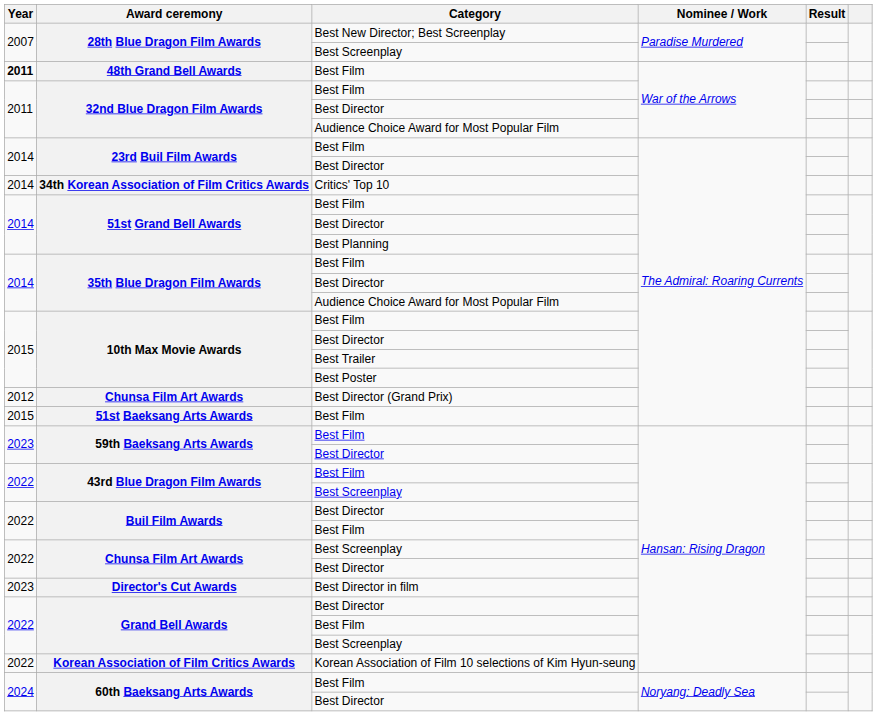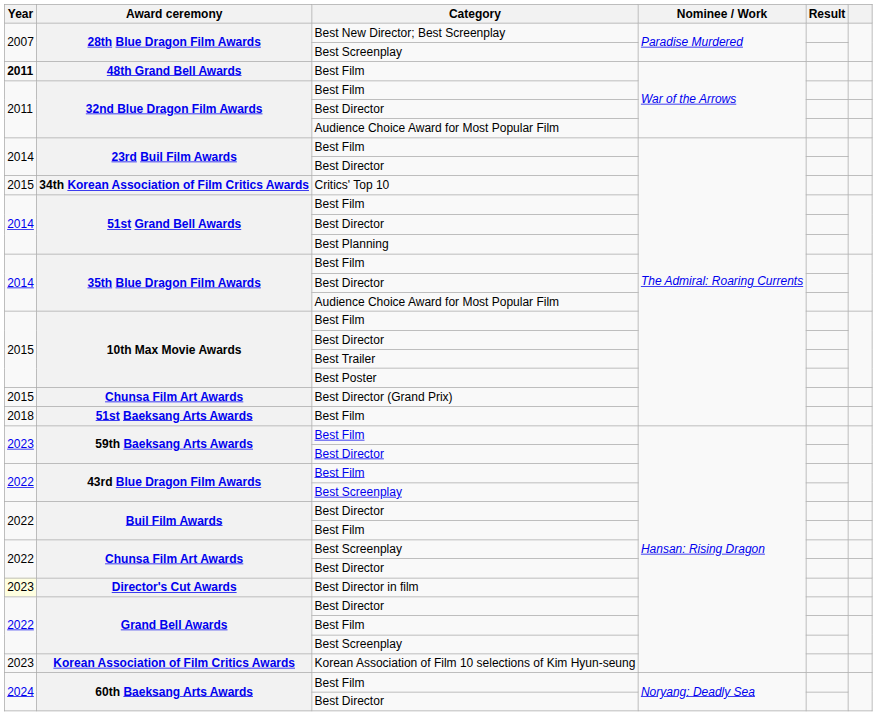(20, 185) 2014 -> (20, 185) 2015
(20, 397) 2012 -> (20, 397) 2015
(20, 416) 2015 -> (20, 416) 2018
(20, 587) no background -> (20, 587) lightyellow background
(20, 663) 2022 -> (20, 663) 2023
